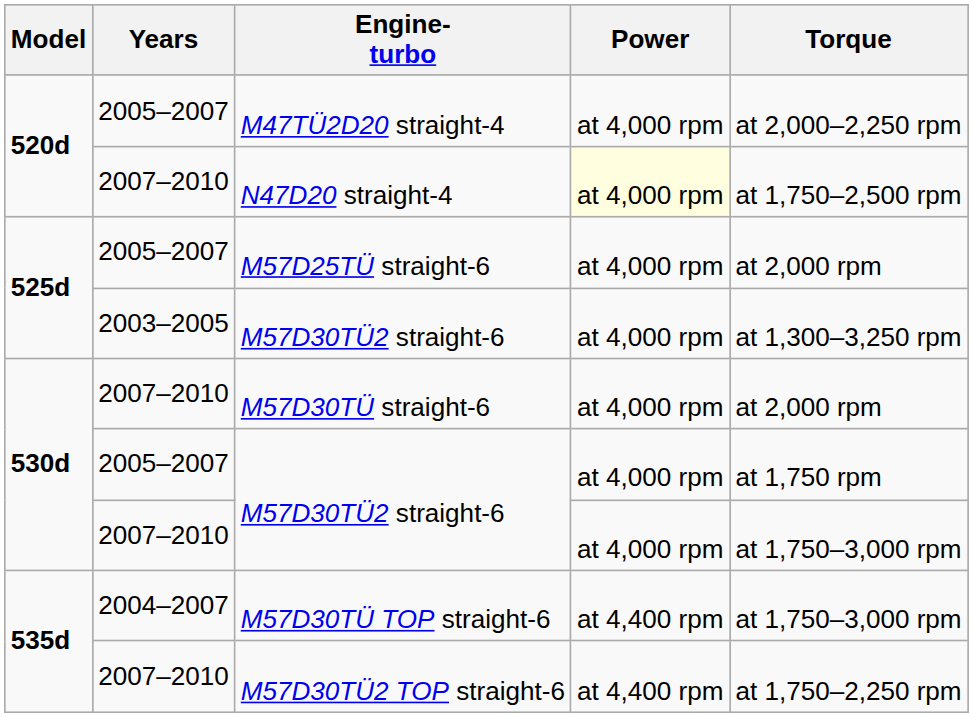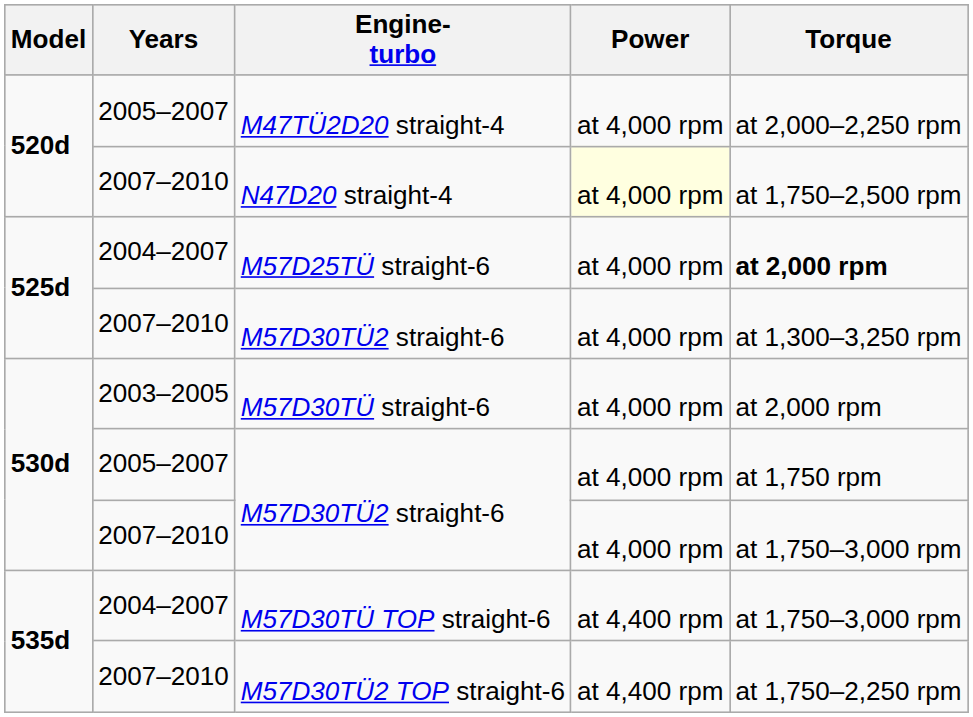(163, 251) 2005–2007 -> (163, 251) 2004–2007
(809, 266) normal -> (812, 266) bold
(163, 322) 2003–2005 -> (163, 322) 2007–2010
(163, 393) 2007–2010 -> (163, 393) 2003–2005
